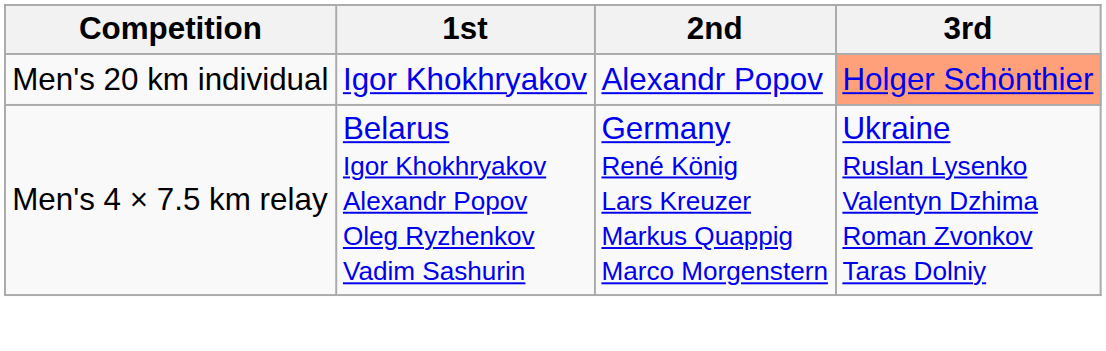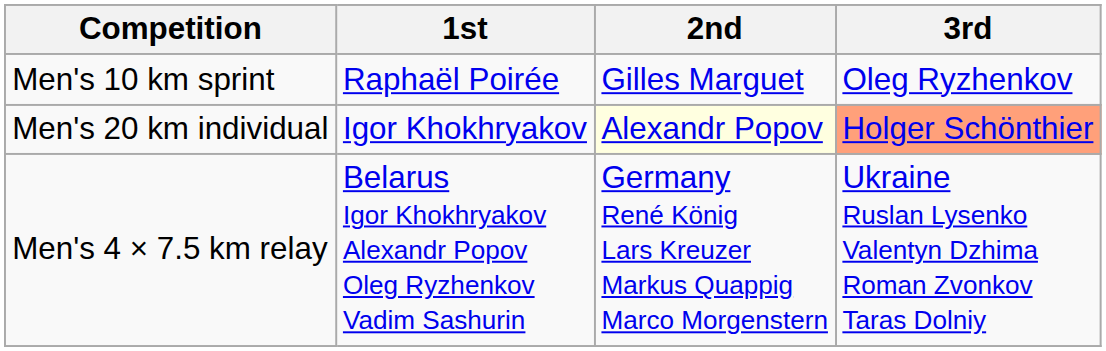+ row: (143, 79)
(712, 79) no background -> (712, 128) lightyellow background
